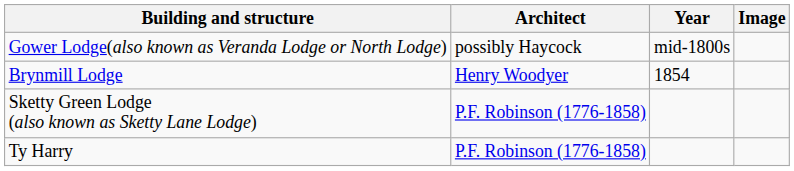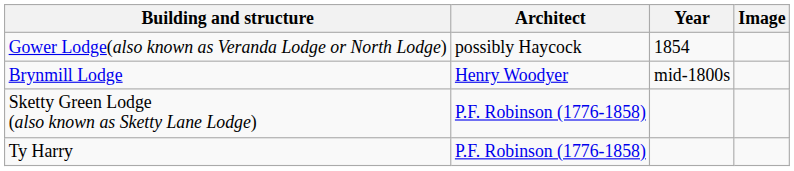(692, 46) mid-1800s -> (672, 46) 1854
(672, 74) 1854 -> (692, 74) mid-1800s
